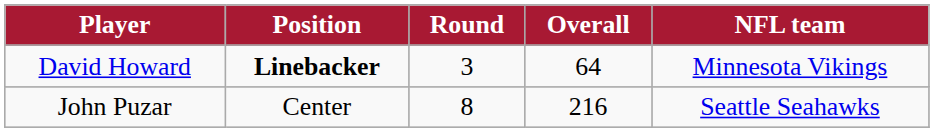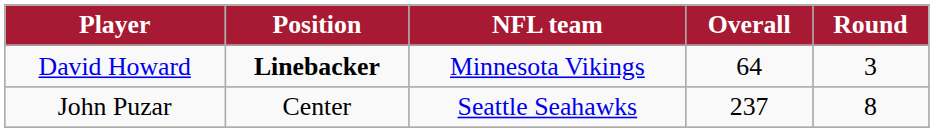columns swapped: (467, 24) <-> (790, 24)
(588, 106) 216 -> (749, 106) 237
